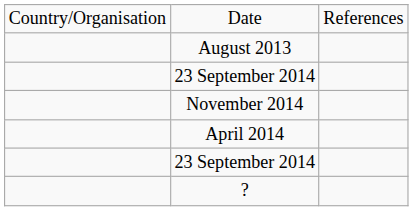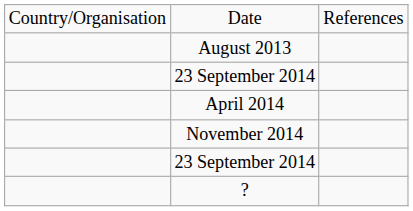rows swapped: (87, 134) <-> (87, 105)
